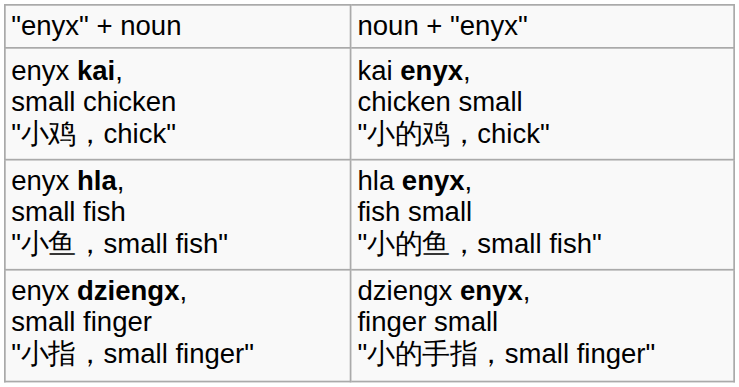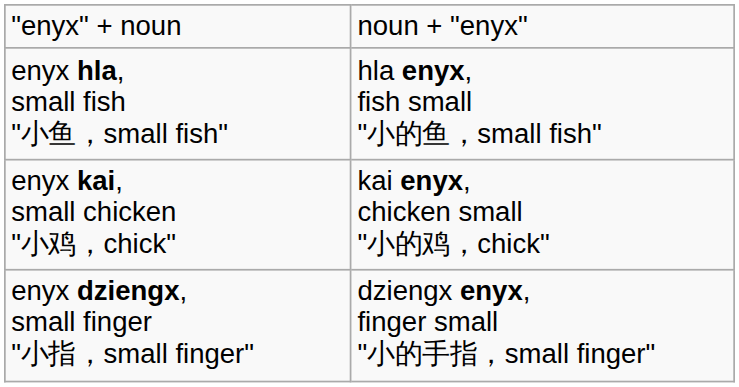rows swapped: (120, 212) <-> (94, 101)
